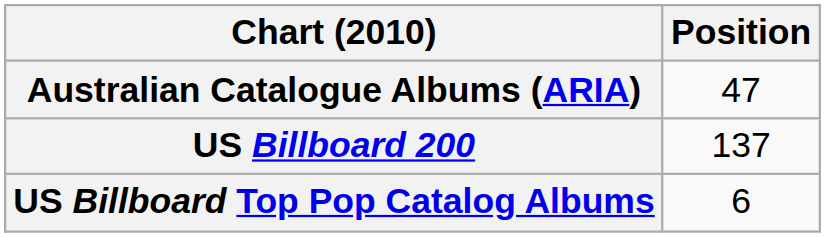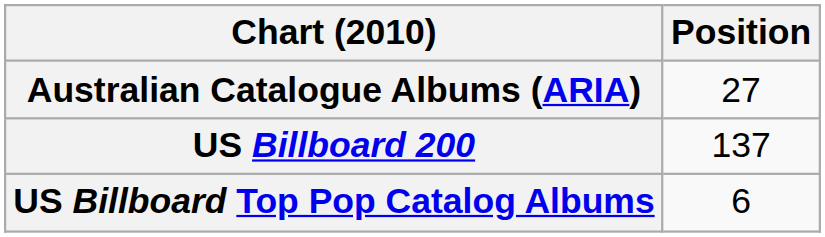(741, 88) 47 -> (741, 88) 27
